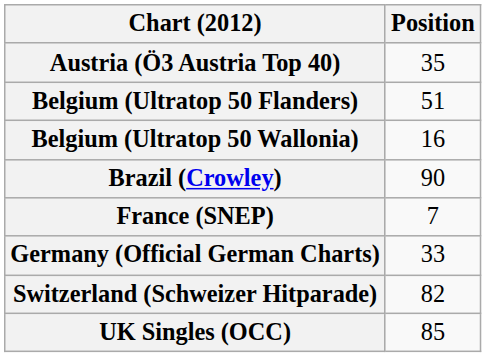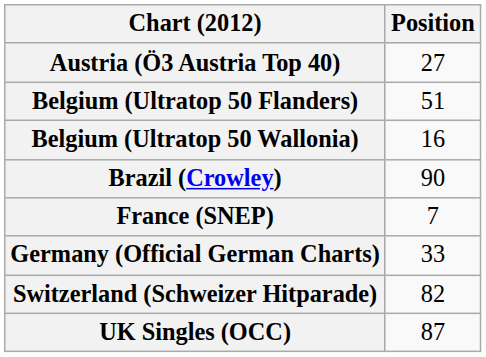(433, 62) 35 -> (433, 62) 27
(433, 332) 85 -> (433, 332) 87
